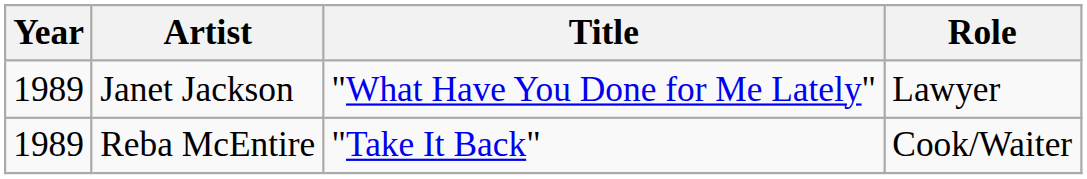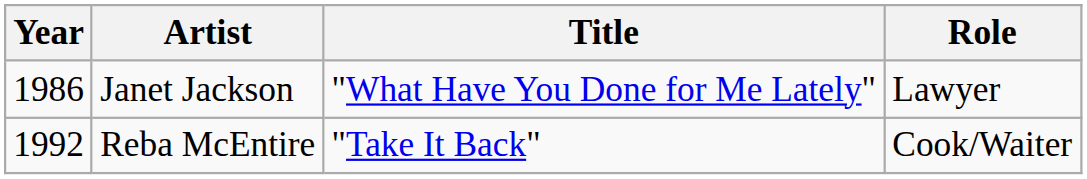(49, 88) 1989 -> (49, 88) 1986
(49, 144) 1989 -> (49, 144) 1992
